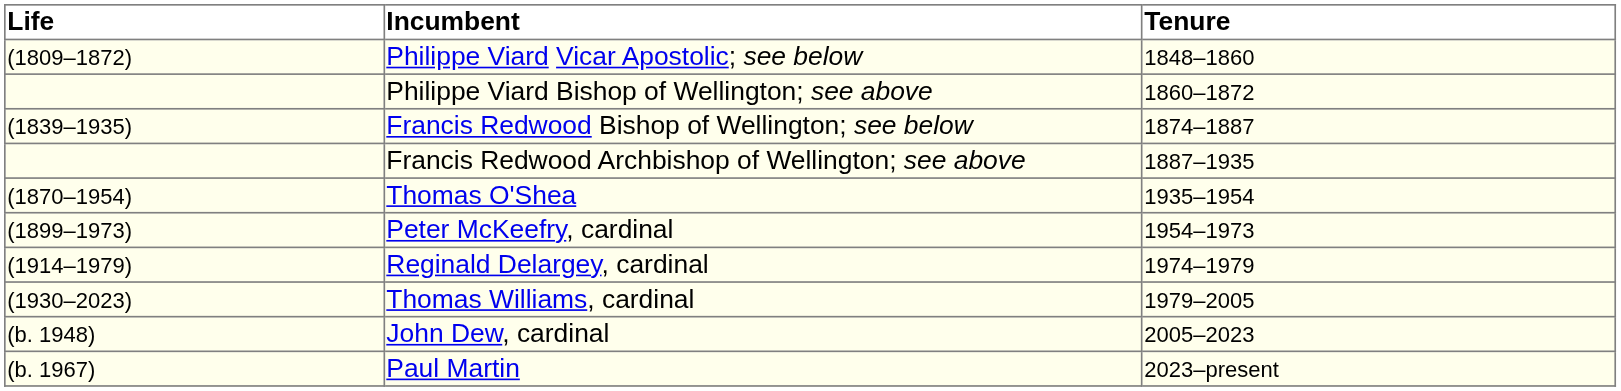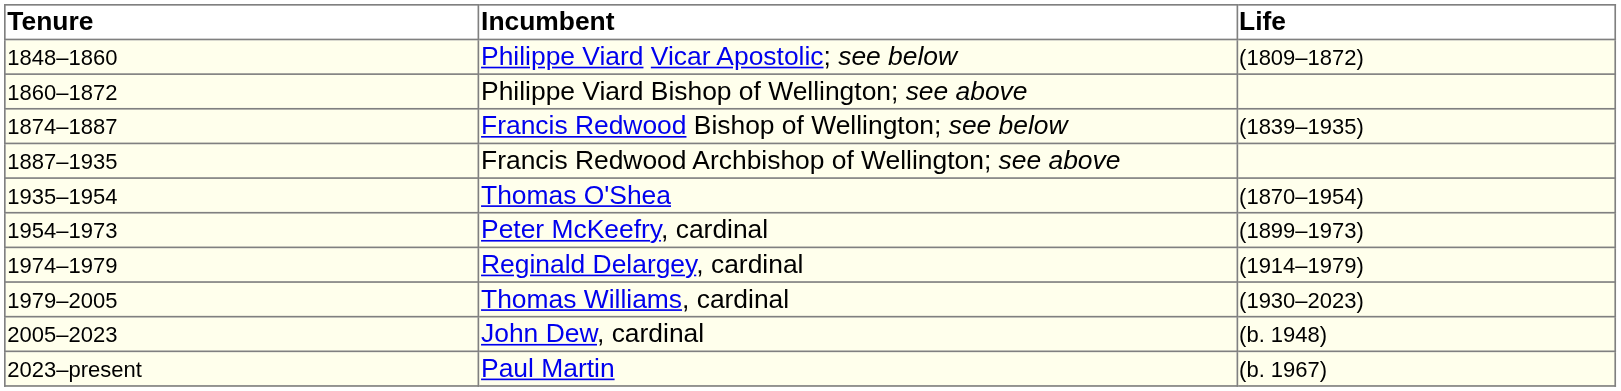columns swapped: (1187, 21) <-> (31, 21)
